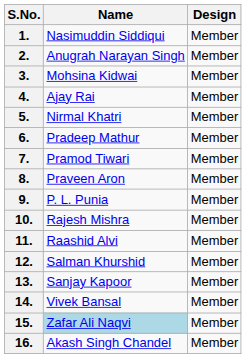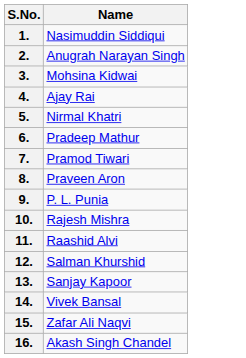- column: (215, 14)
(89, 323) lightblue background -> (89, 323) no background
